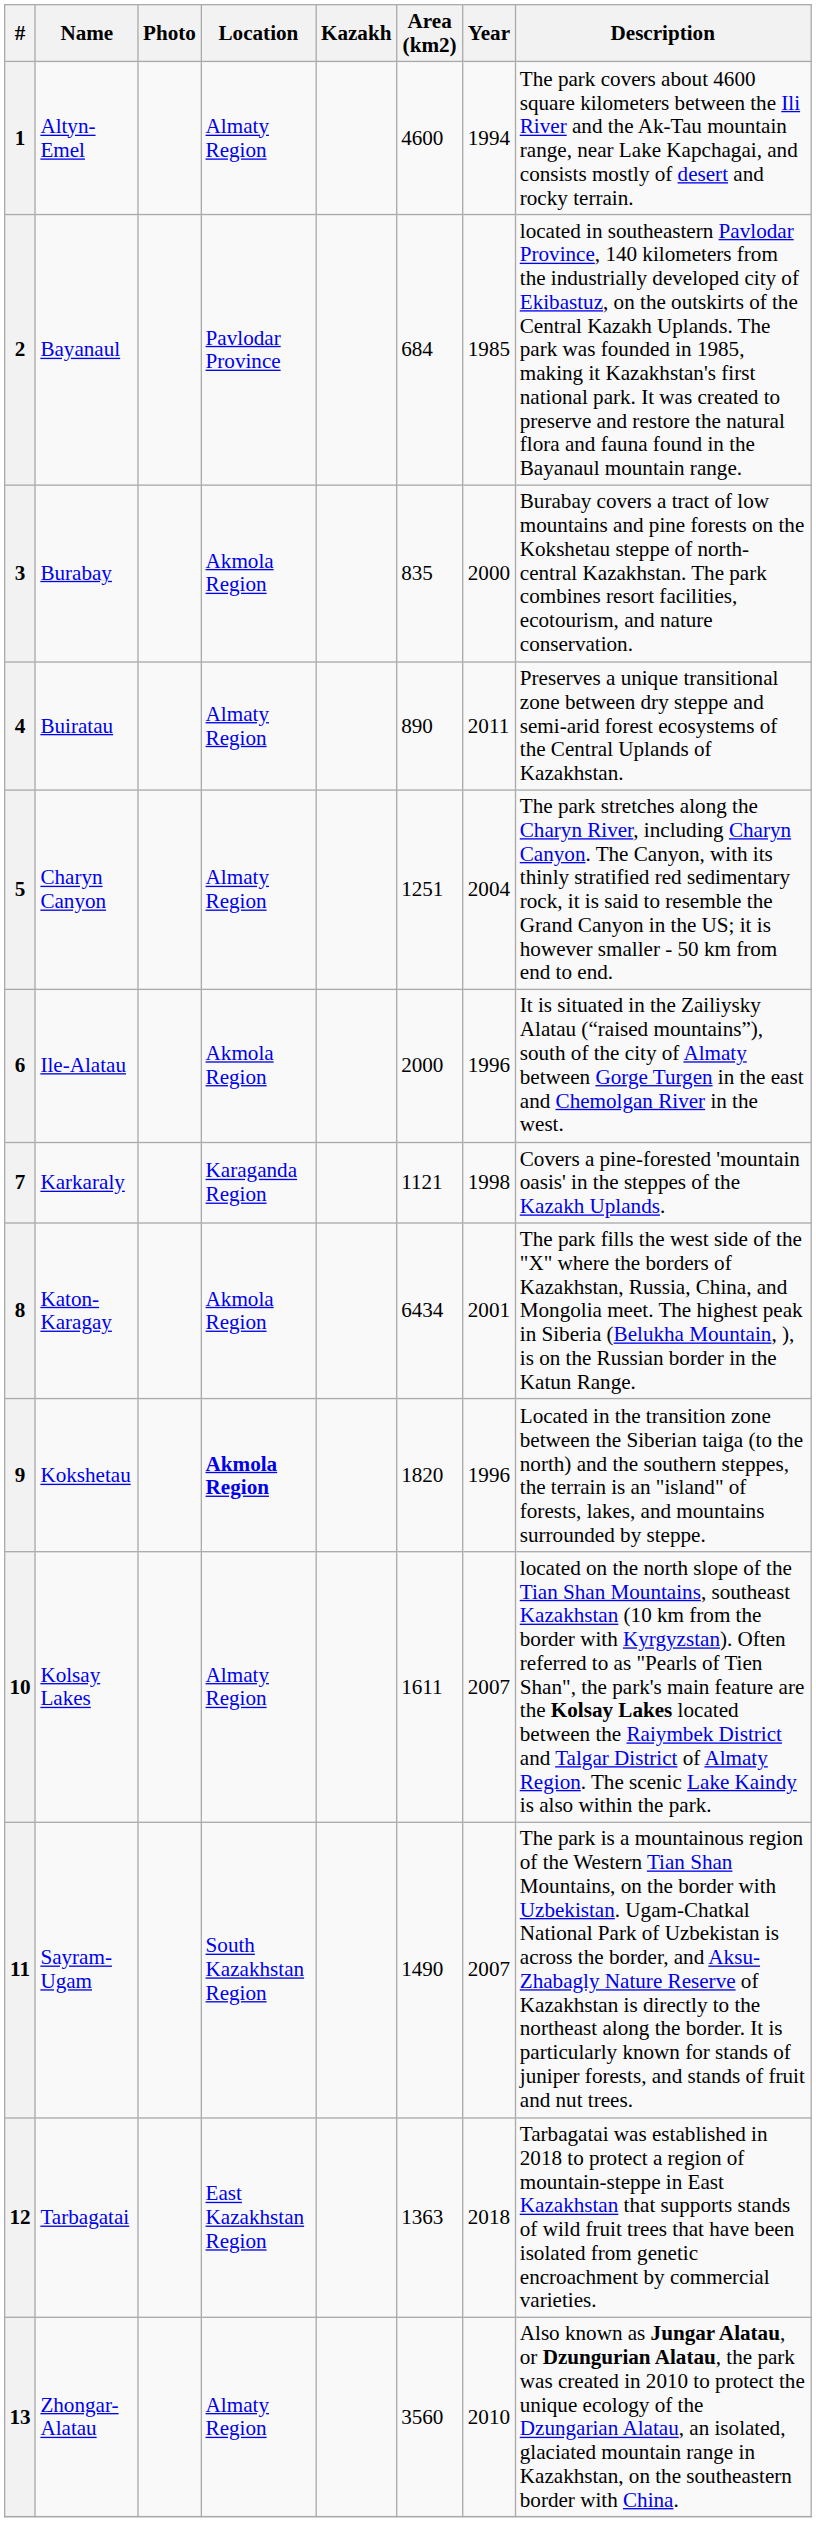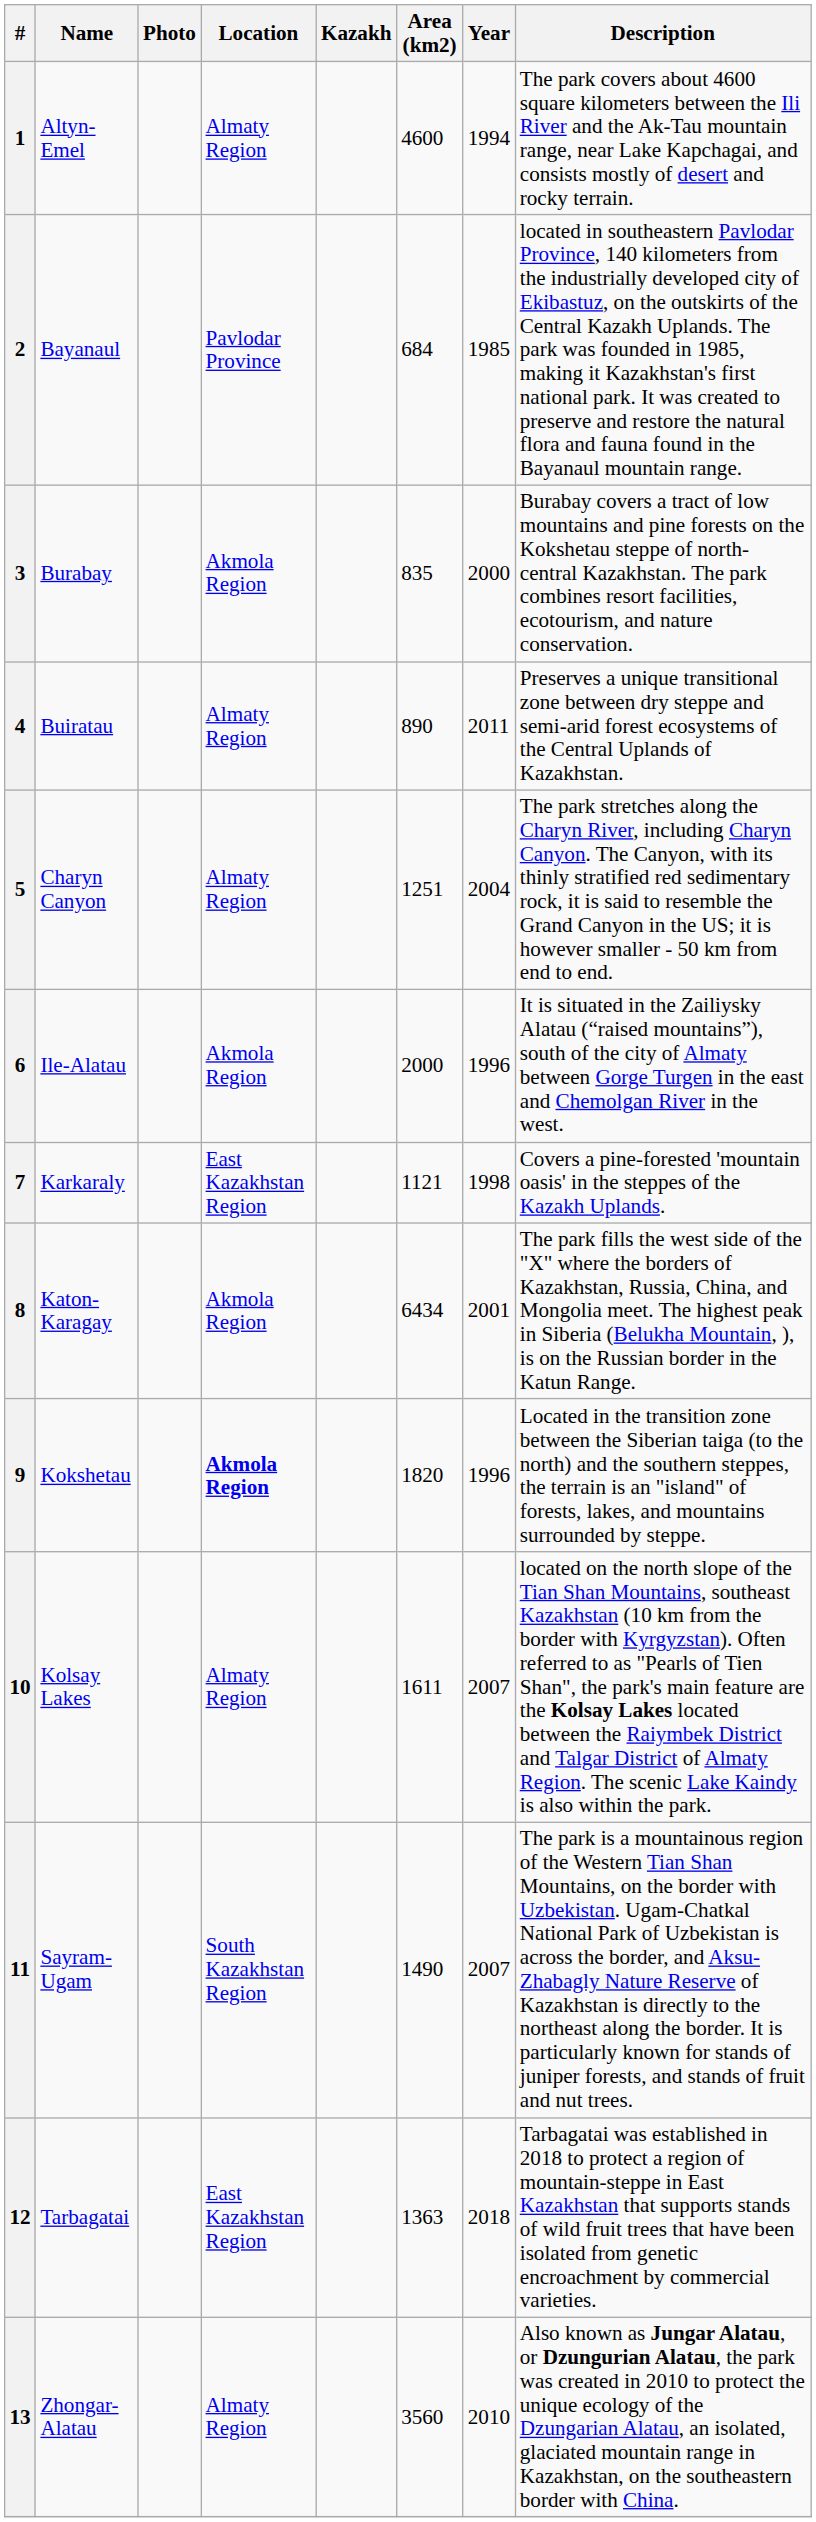(251, 1182) Karaganda Region -> (255, 1182) East Kazakhstan Region
